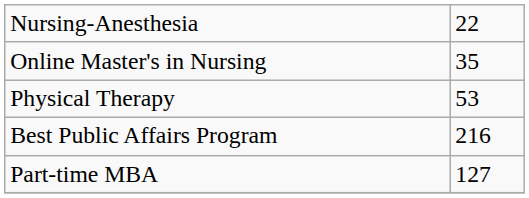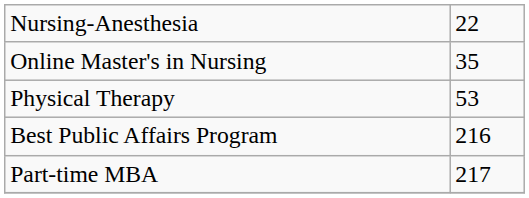(473, 173) 127 -> (473, 173) 217
